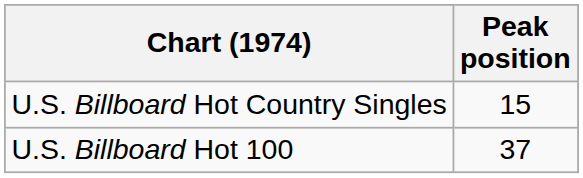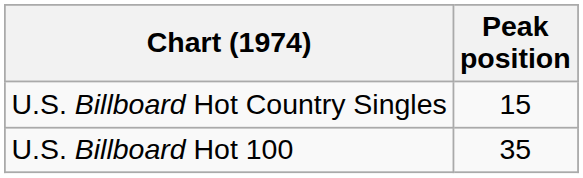(515, 149) 37 -> (515, 149) 35
